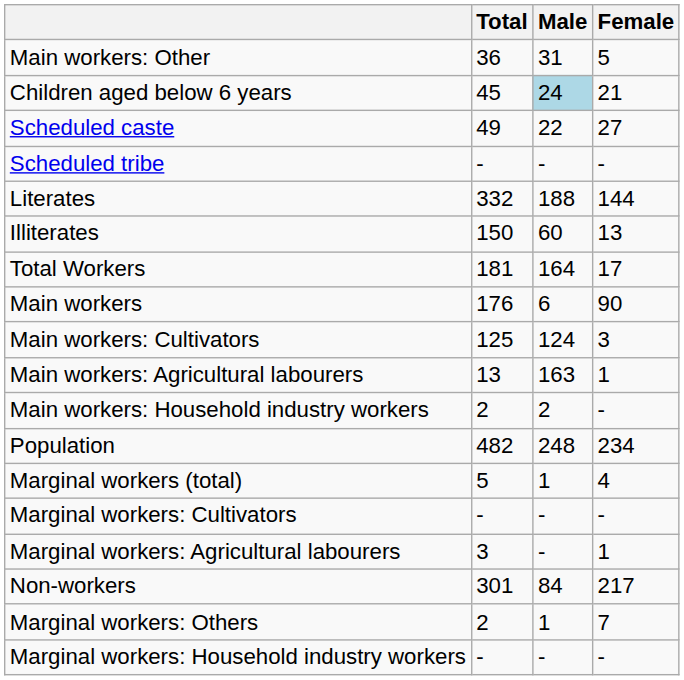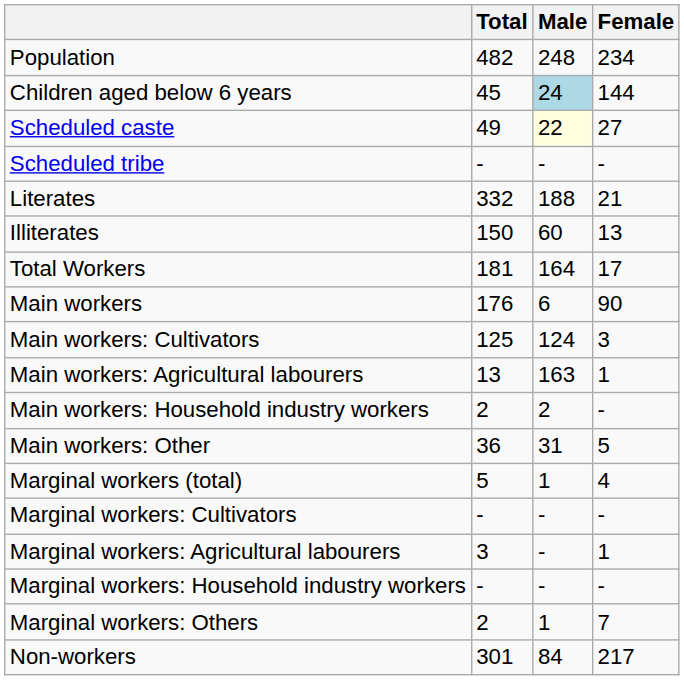rows swapped: (62, 445) <-> (110, 57)
(610, 92) 21 -> (616, 92) 144
(550, 127) no background -> (550, 127) lightyellow background
(616, 198) 144 -> (610, 198) 21
rows swapped: (238, 657) <-> (73, 586)
